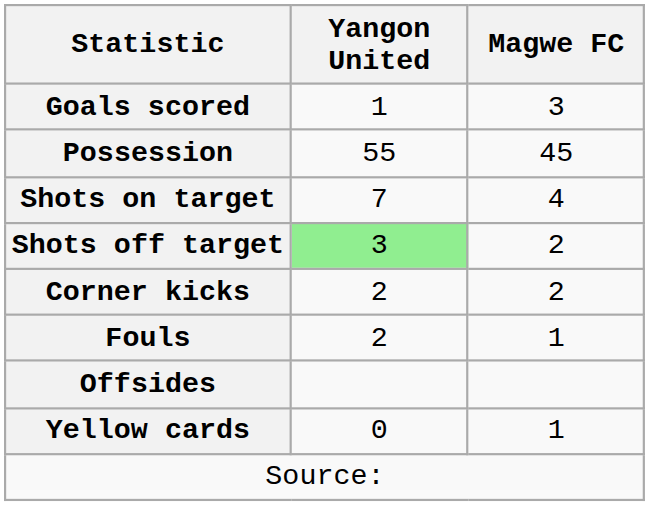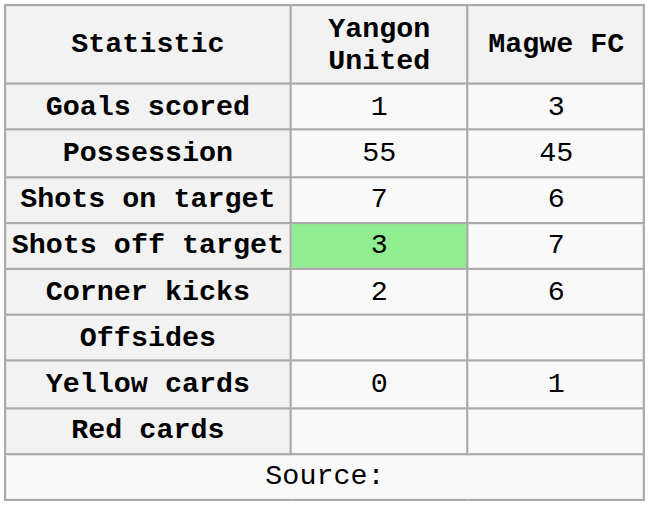(556, 199) 4 -> (556, 199) 6
(556, 246) 2 -> (556, 246) 7
(556, 292) 2 -> (556, 292) 6
- row: (148, 338)
+ row: (148, 430)
